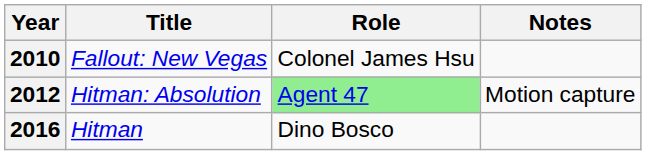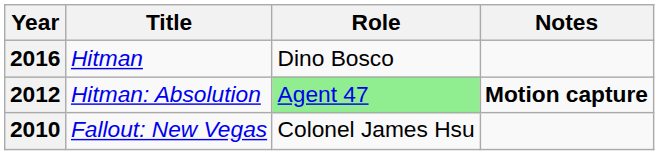rows swapped: (35, 58) <-> (35, 130)
(560, 94) normal -> (566, 94) bold
